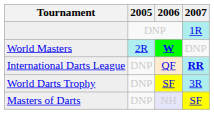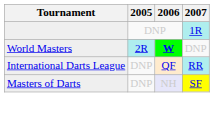(196, 65) bold -> (196, 65) normal
- row: (51, 83)
